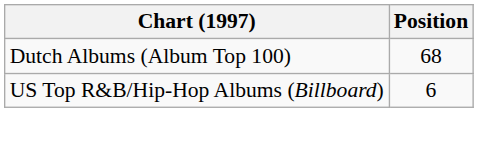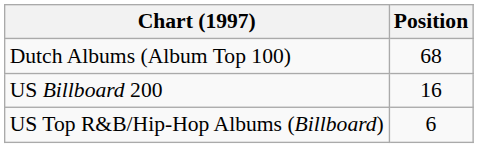+ row: (86, 90)
